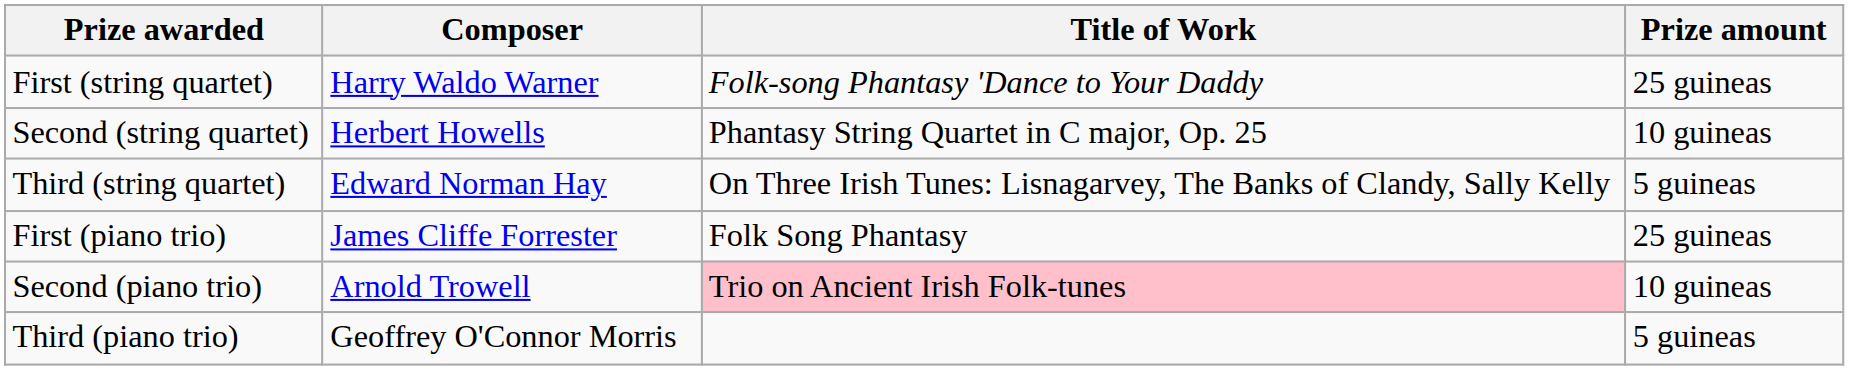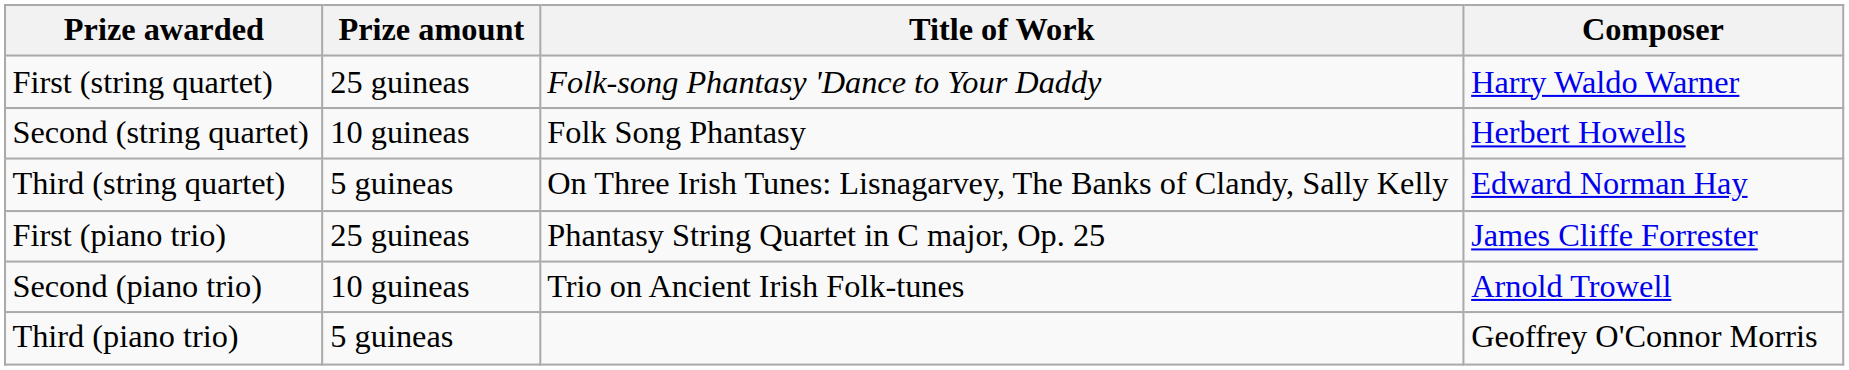columns swapped: (512, 30) <-> (1734, 30)
(988, 132) Phantasy String Quartet in C major, Op. 25 -> (677, 132) Folk Song Phantasy
(838, 235) Folk Song Phantasy -> (826, 235) Phantasy String Quartet in C major, Op. 25
(917, 286) pink background -> (756, 286) no background
